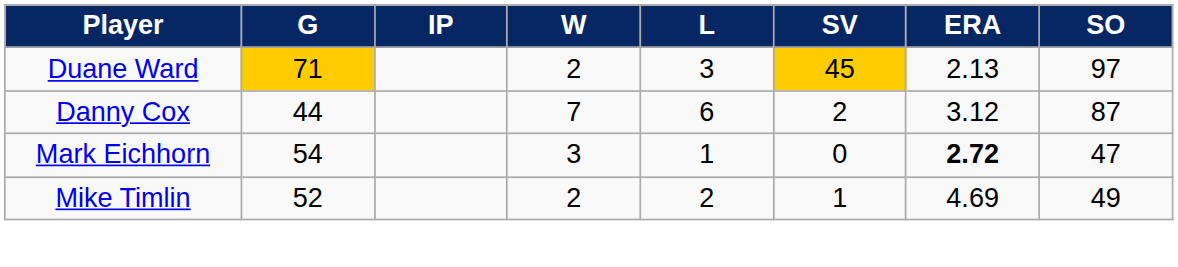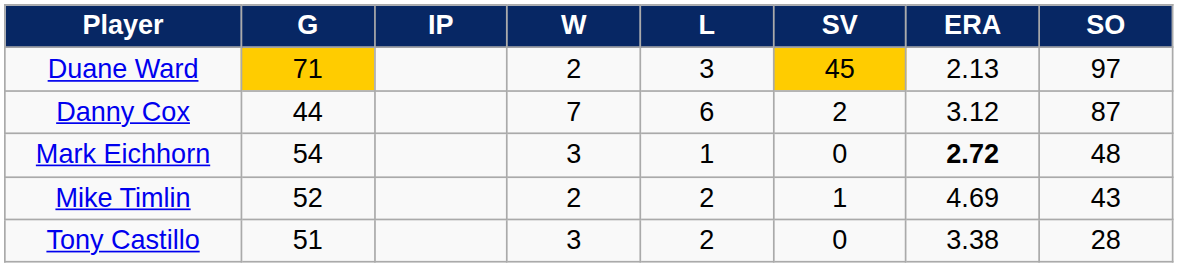(1106, 154) 47 -> (1106, 154) 48
(1106, 197) 49 -> (1106, 197) 43
+ row: (123, 240)
